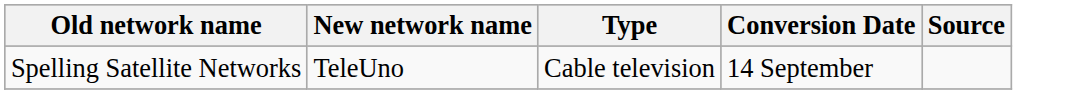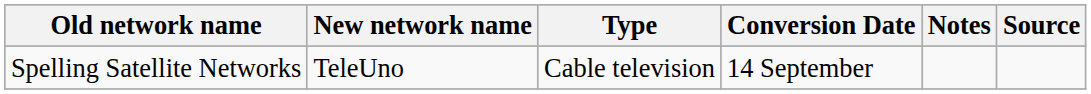+ column: (959, 25)
